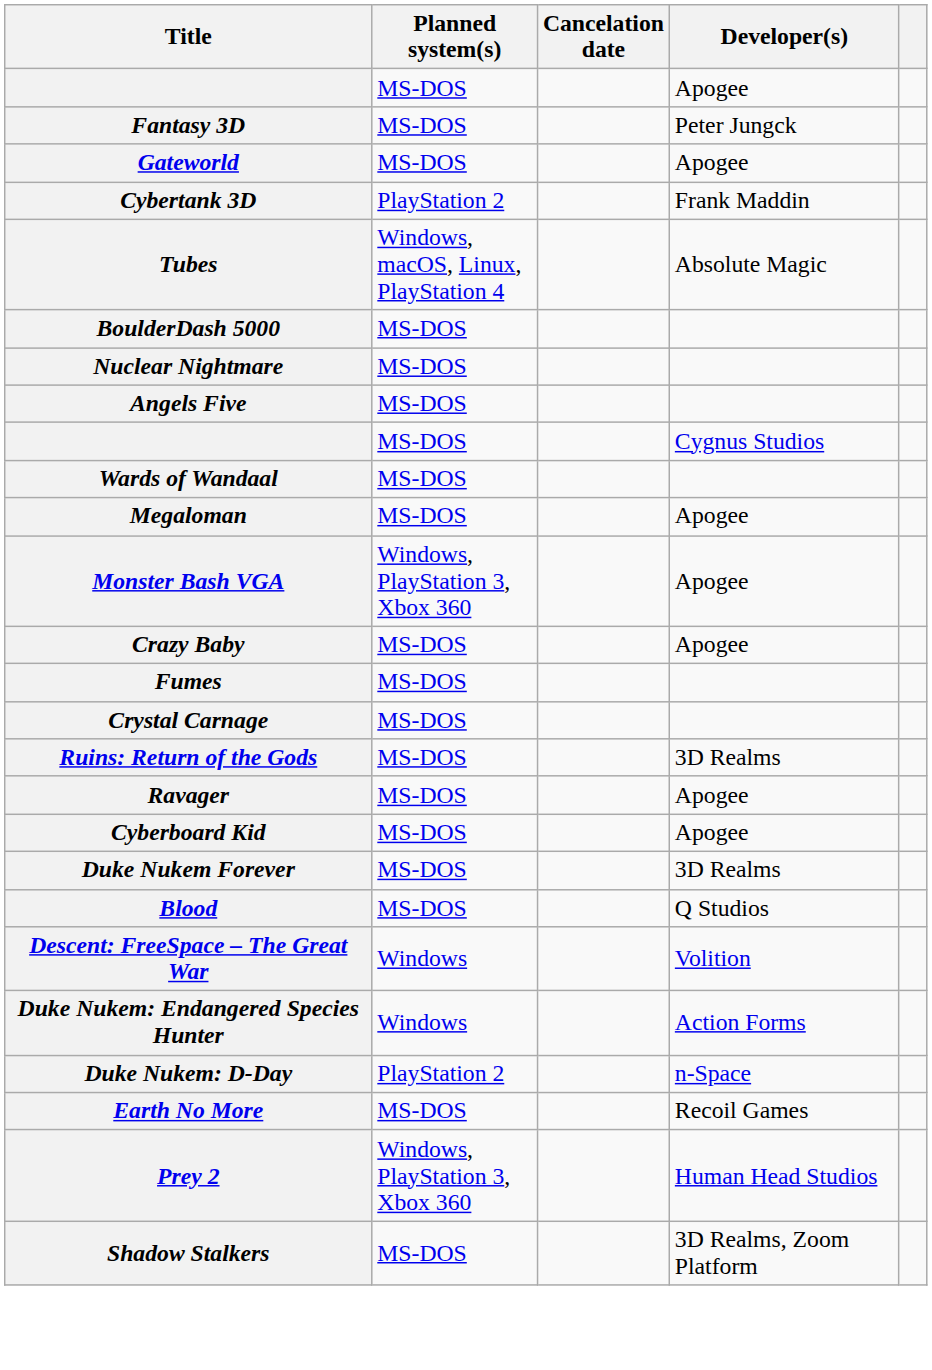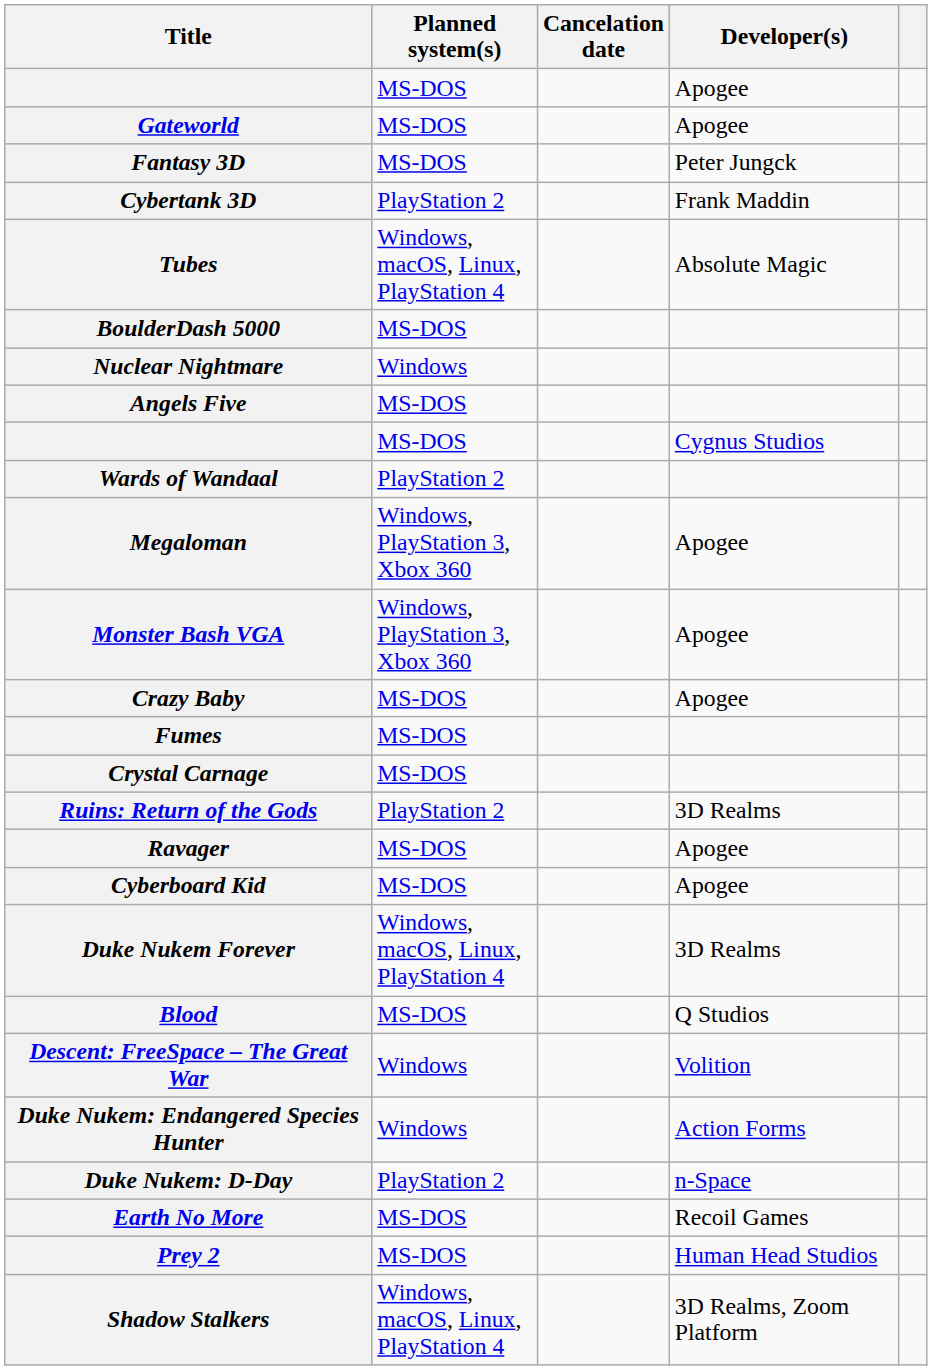rows swapped: (188, 162) <-> (188, 125)
(422, 366) MS-DOS -> (422, 366) Windows
(422, 478) MS-DOS -> (441, 478) PlayStation 2
(422, 516) MS-DOS -> (444, 542) Windows, PlayStation 3, Xbox 360
(422, 757) MS-DOS -> (441, 810) PlayStation 2
(422, 870) MS-DOS -> (449, 949) Windows, macOS, Linux, PlayStation 4
(444, 1175) Windows, PlayStation 3, Xbox 360 -> (422, 1255) MS-DOS
(422, 1252) MS-DOS -> (449, 1319) Windows, macOS, Linux, PlayStation 4
